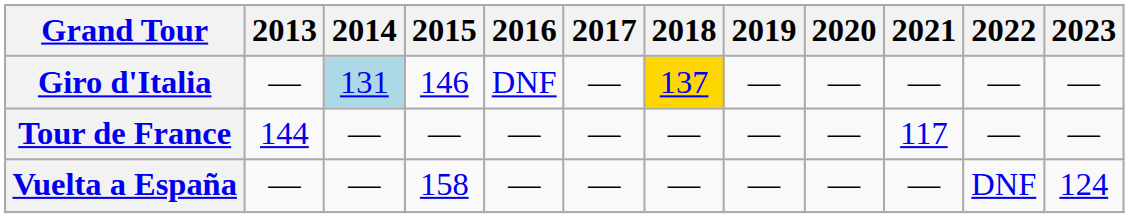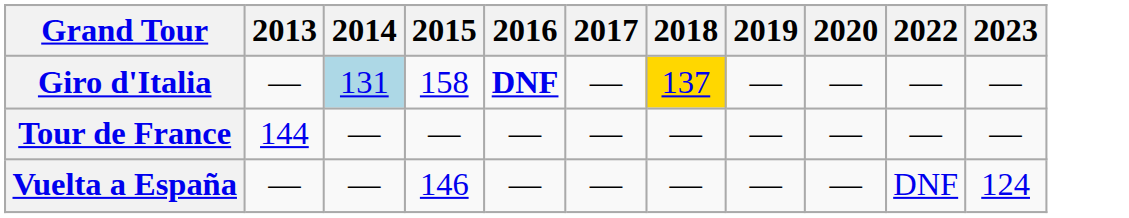- column: (924, 30)
(444, 81) 146 -> (444, 81) 158
(524, 81) normal -> (525, 81) bold
(444, 184) 158 -> (444, 184) 146
